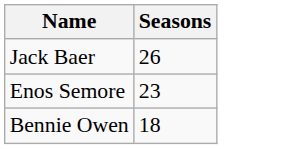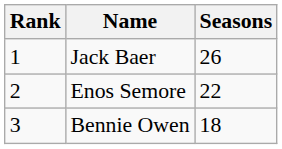+ column: (35, 21)
(150, 90) 23 -> (210, 90) 22
